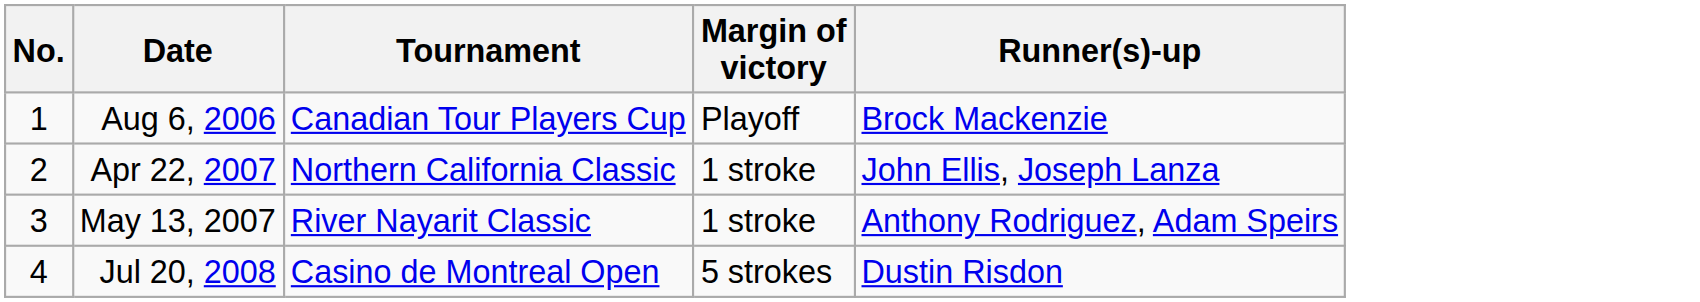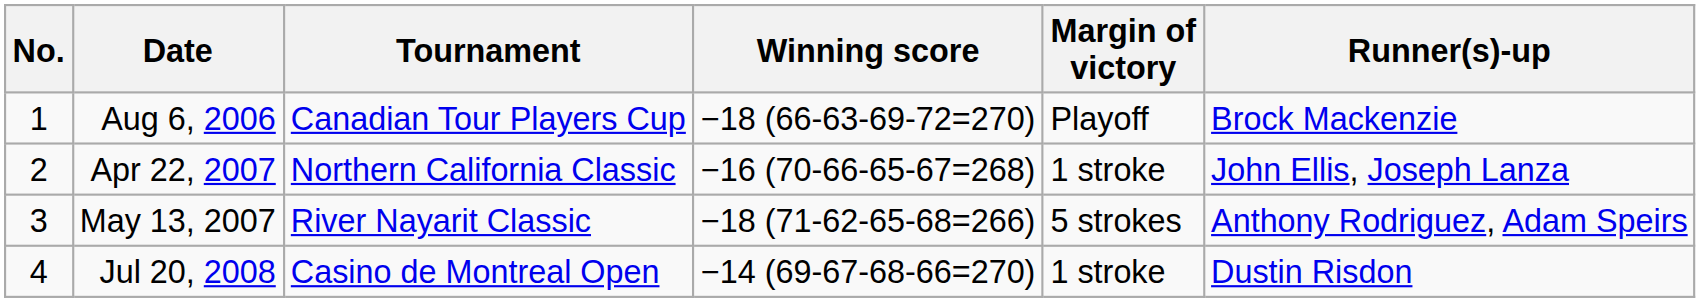+ column: (868, 49)
(758, 221) 1 stroke -> (1116, 221) 5 strokes
(767, 272) 5 strokes -> (1108, 272) 1 stroke
